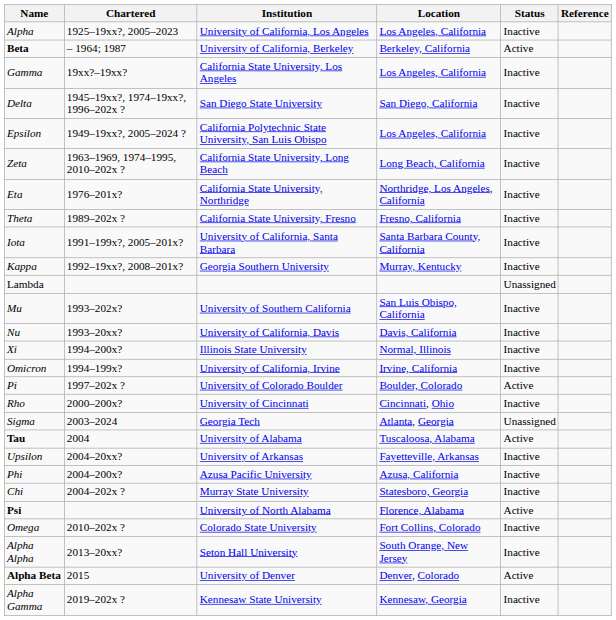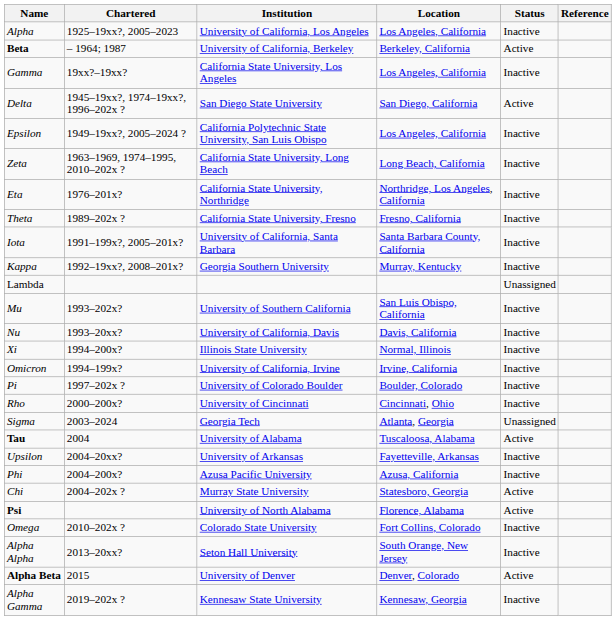(522, 103) Inactive -> (518, 103) Active
(518, 385) Active -> (522, 385) Inactive
(522, 492) Inactive -> (518, 492) Active
